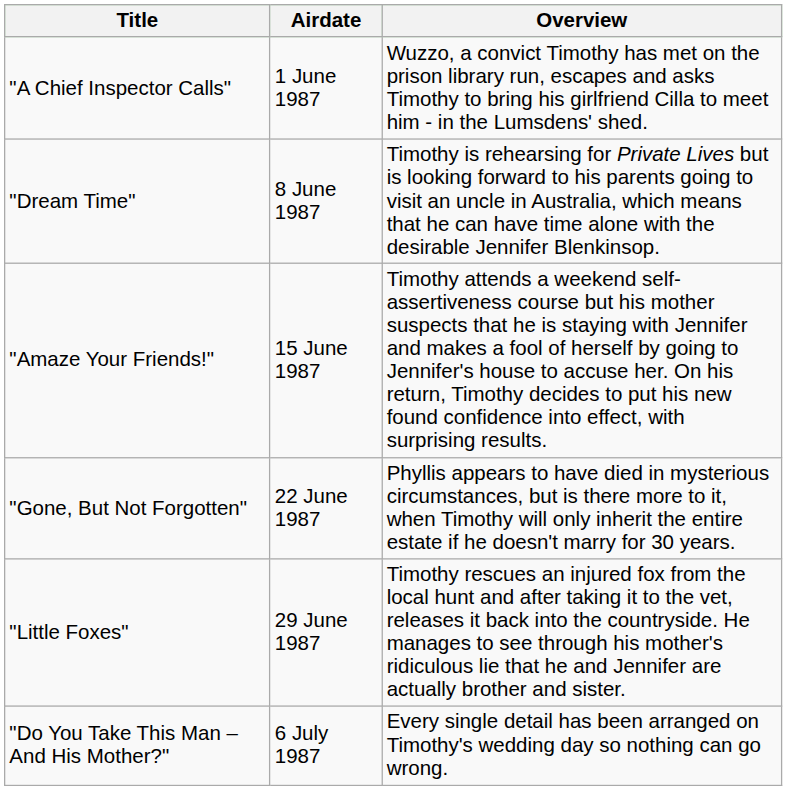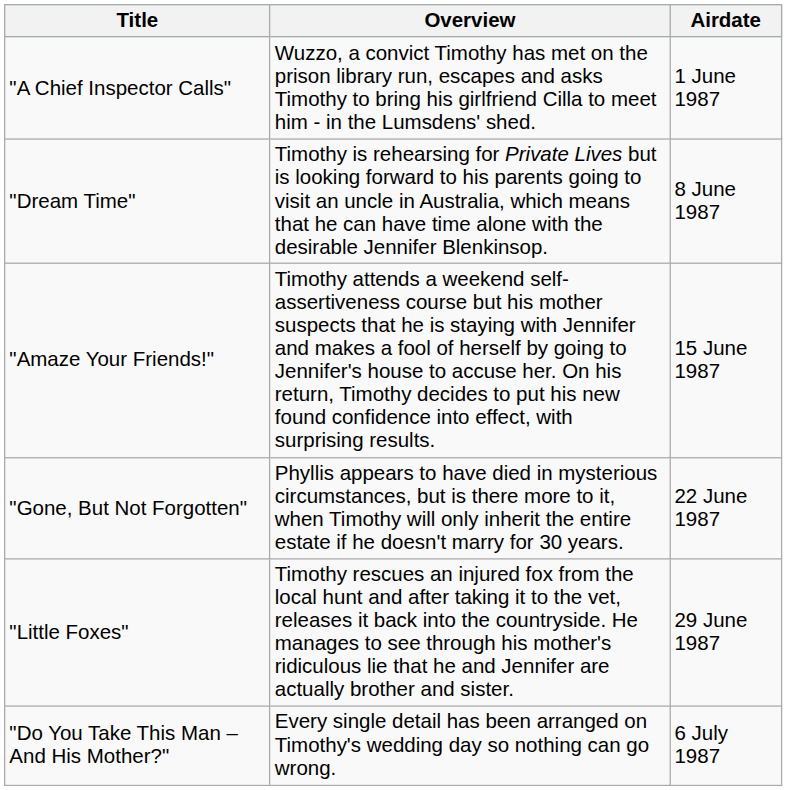columns swapped: (326, 20) <-> (582, 20)
